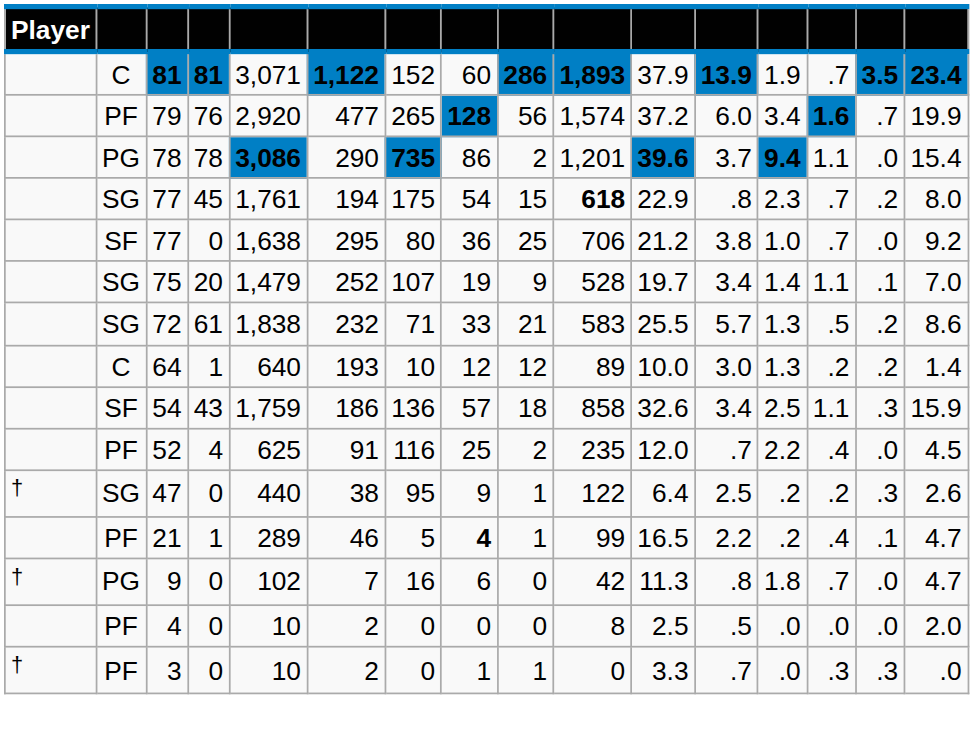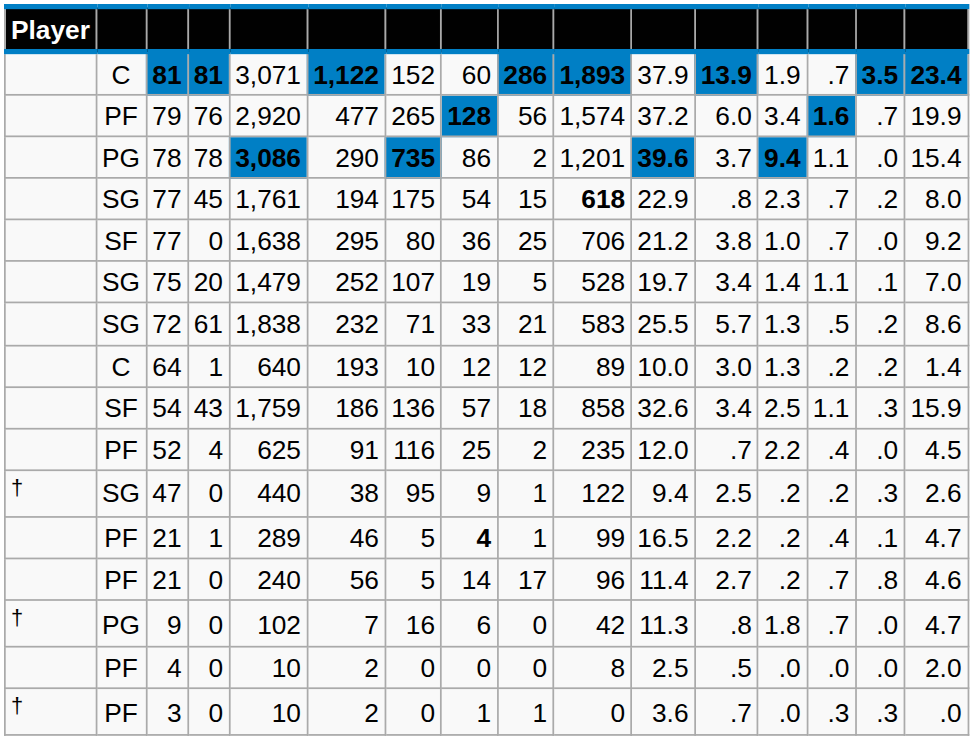(540, 283) 9 -> (540, 283) 5
(670, 493) 6.4 -> (670, 493) 9.4
+ row: (167, 579)
(670, 670) 3.3 -> (670, 712) 3.6
